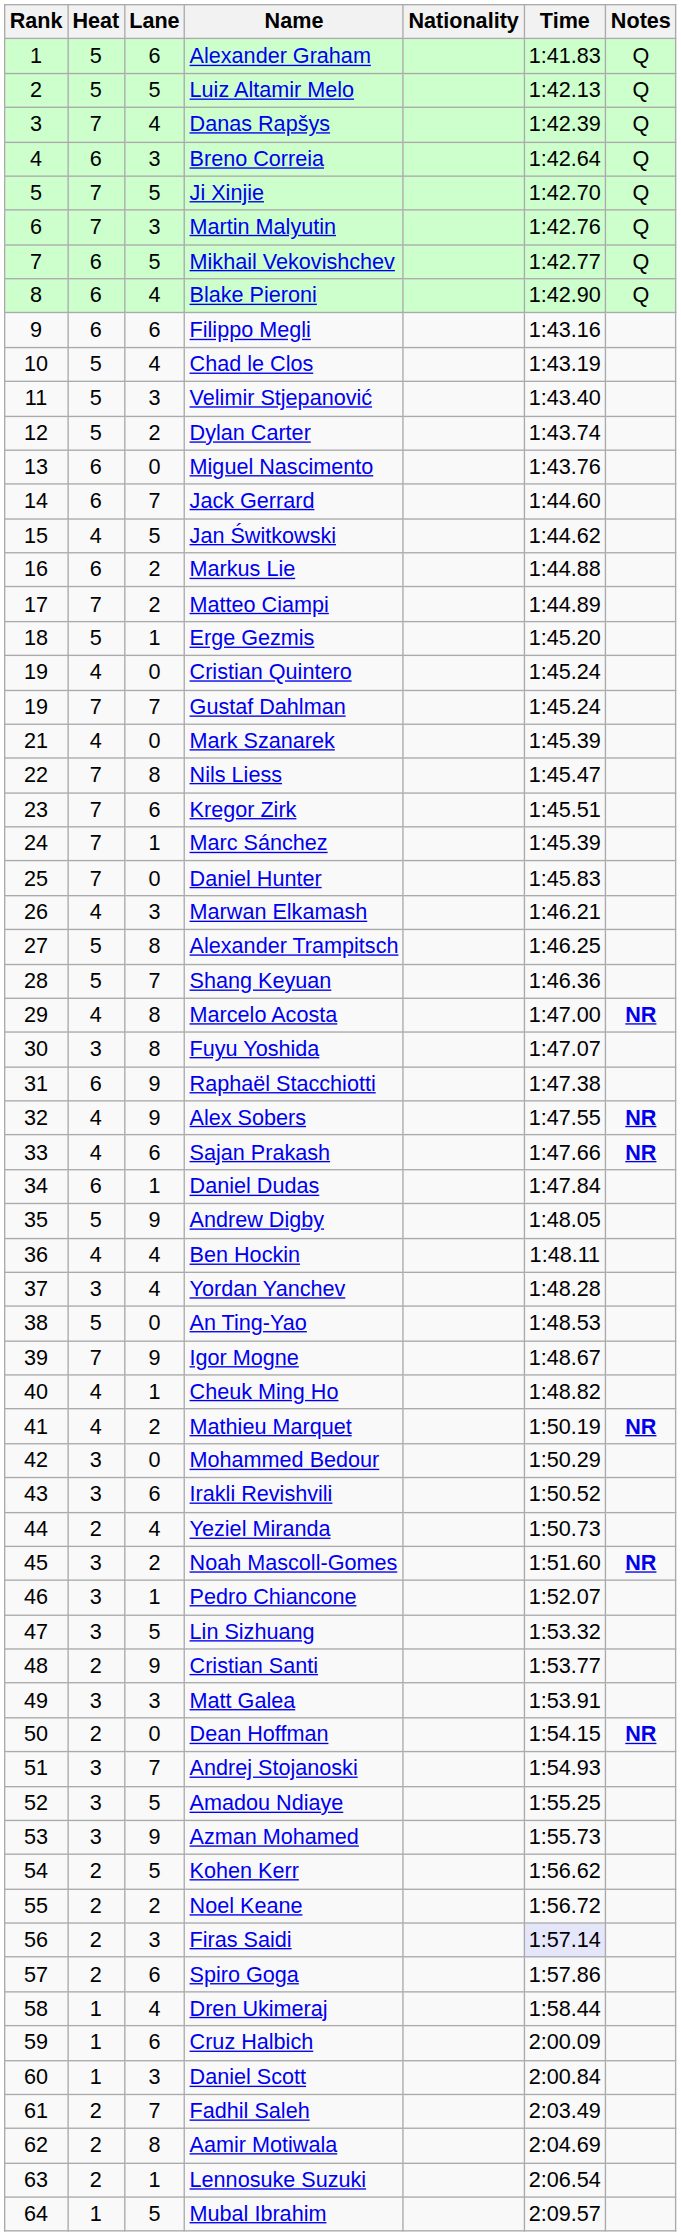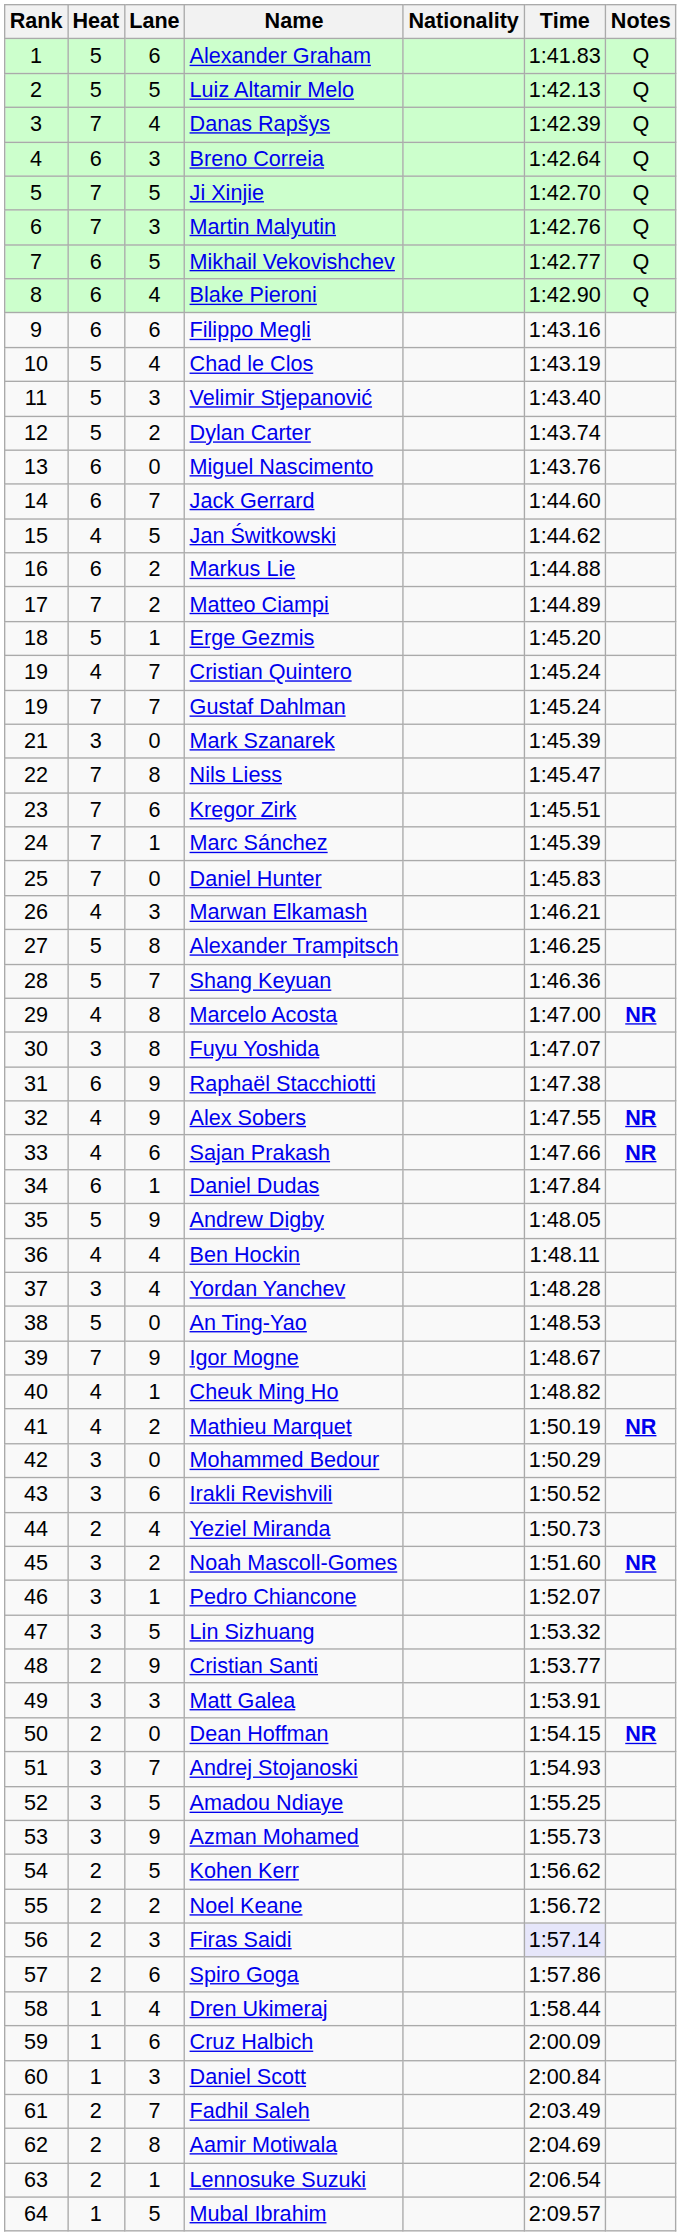(154, 672) 0 -> (154, 672) 7
(96, 741) 4 -> (96, 741) 3
